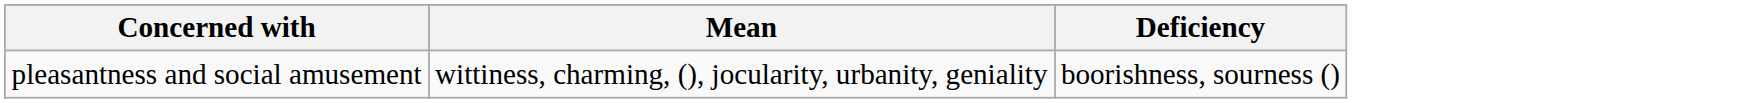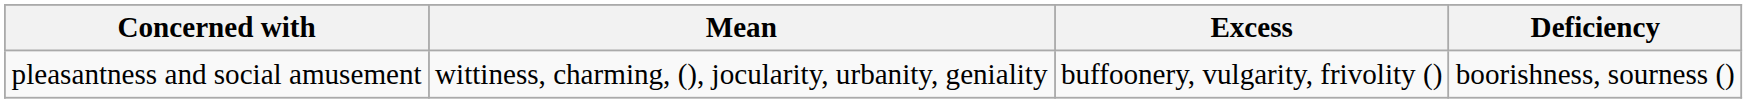+ column: (1252, 27)
